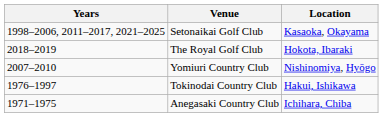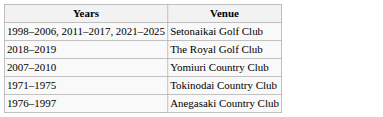- column: (330, 13)
(32, 85) 1976–1997 -> (32, 85) 1971–1975
(32, 103) 1971–1975 -> (32, 103) 1976–1997
